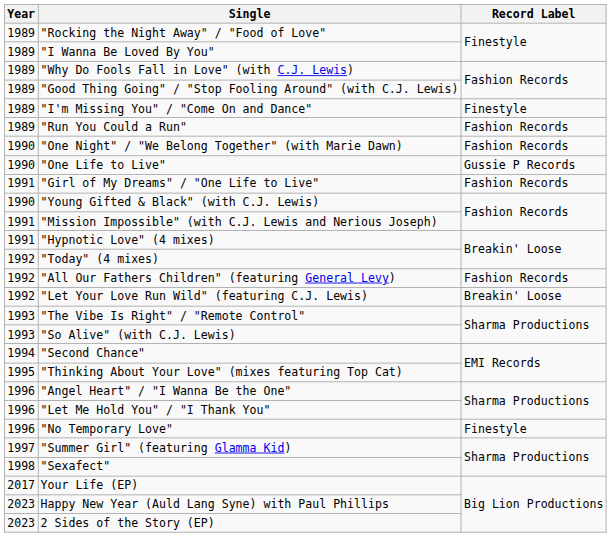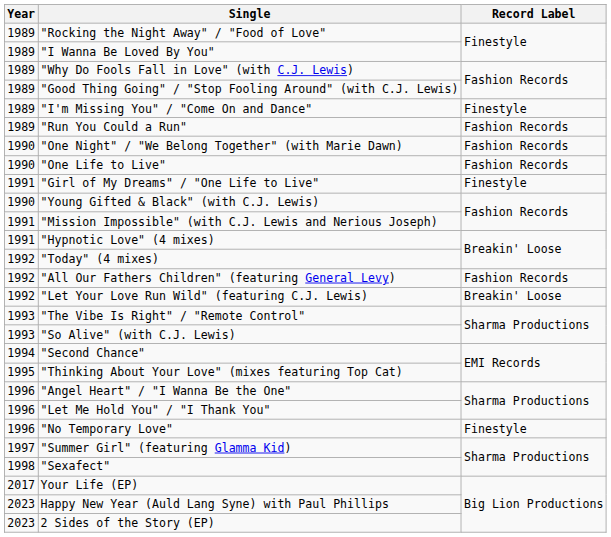(520, 165) Gussie P Records -> (516, 165) Fashion Records
(516, 184) Fashion Records -> (495, 184) Finestyle
